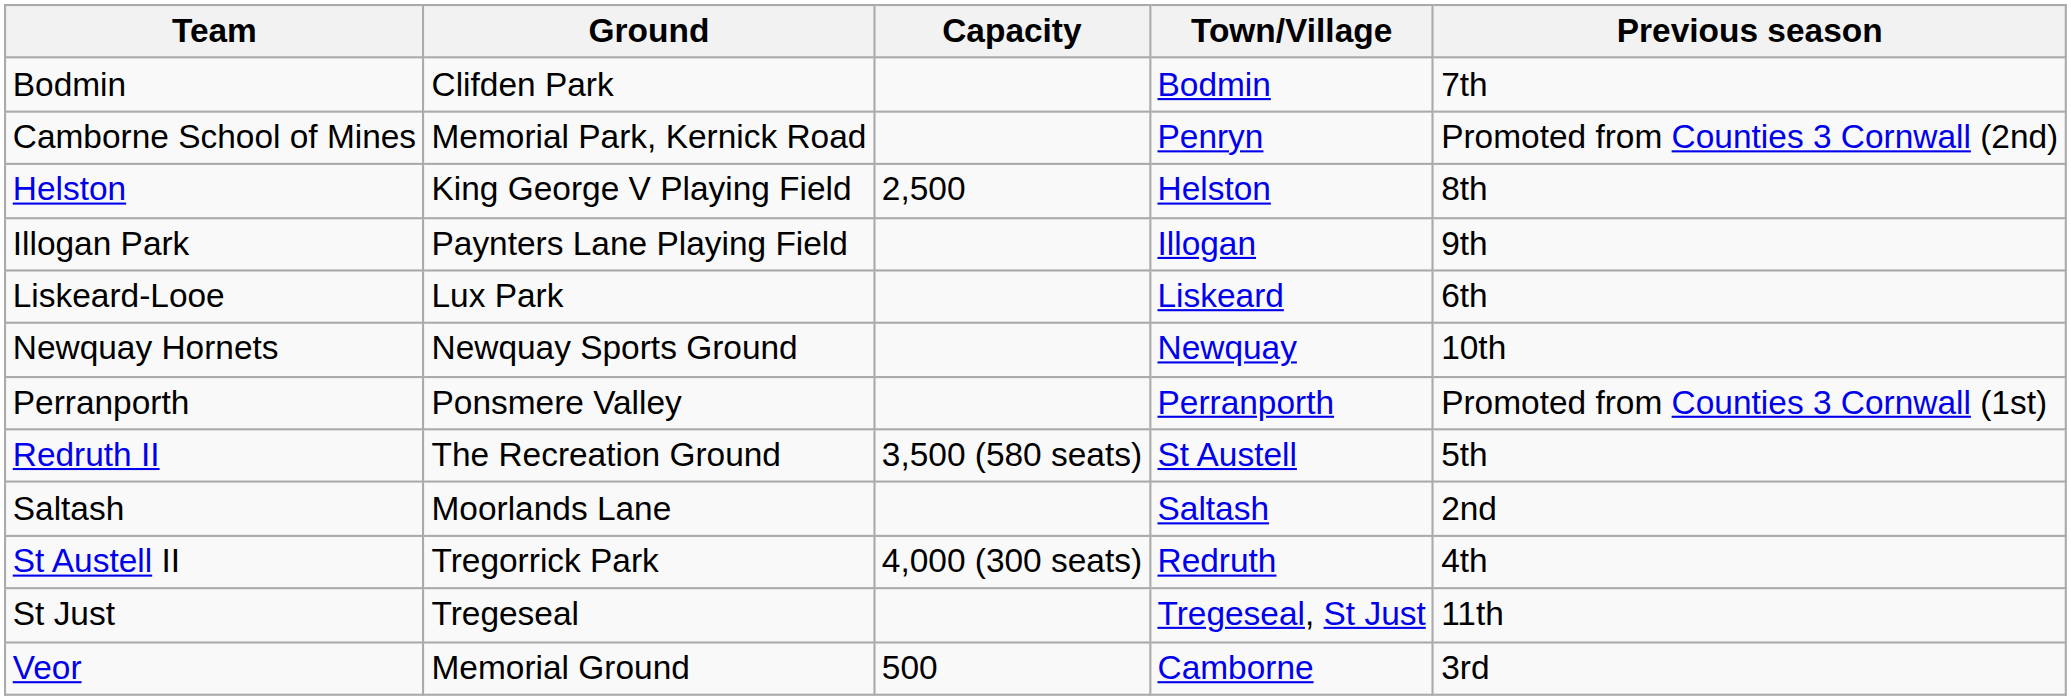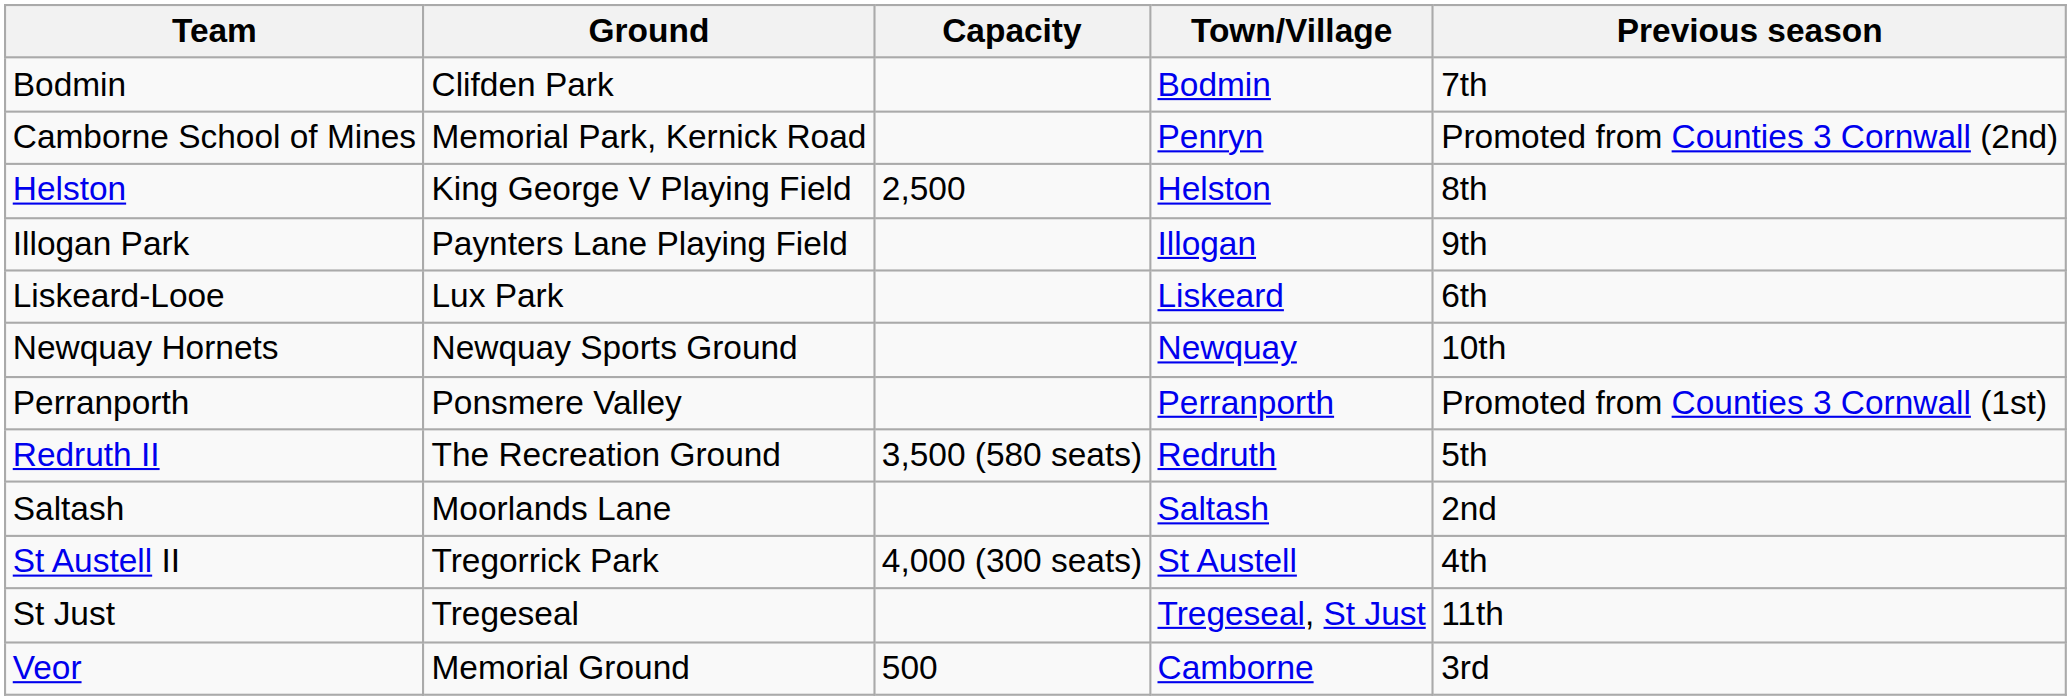(1227, 455) St Austell -> (1217, 455) Redruth
(1217, 561) Redruth -> (1227, 561) St Austell
